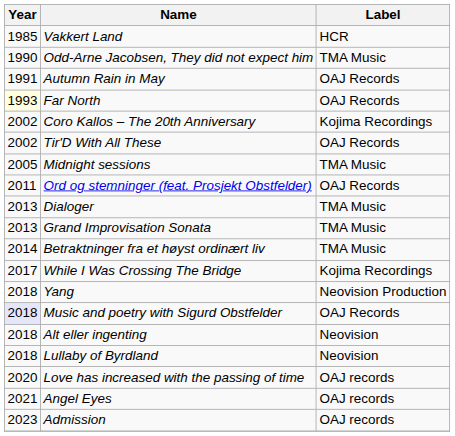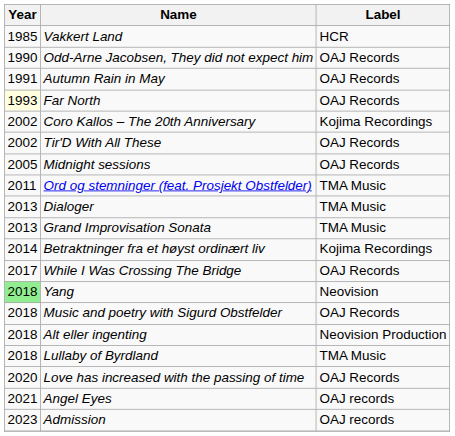(353, 57) TMA Music -> (359, 57) OAJ Records
(353, 164) TMA Music -> (359, 164) OAJ Records
(359, 185) OAJ Records -> (353, 185) TMA Music
(353, 249) TMA Music -> (376, 249) Kojima Recordings
(376, 270) Kojima Recordings -> (359, 270) OAJ Records
(22, 292) no background -> (22, 292) lightgreen background
(383, 292) Neovision Production -> (349, 292) Neovision
(22, 313) lavender background -> (22, 313) no background
(349, 334) Neovision -> (383, 334) Neovision Production
(349, 356) Neovision -> (353, 356) TMA Music
(357, 377) OAJ records -> (359, 377) OAJ Records
